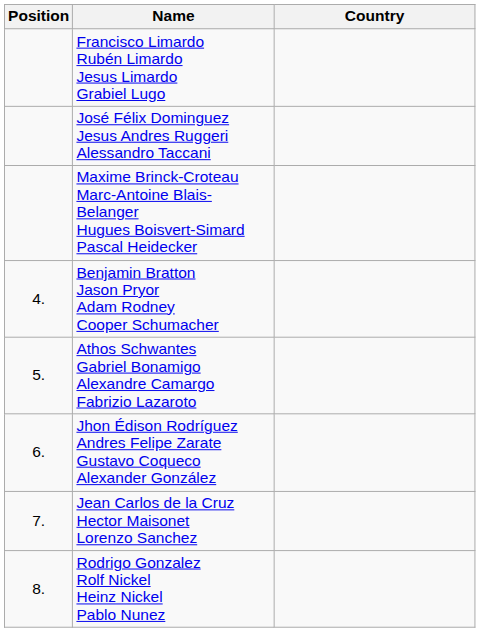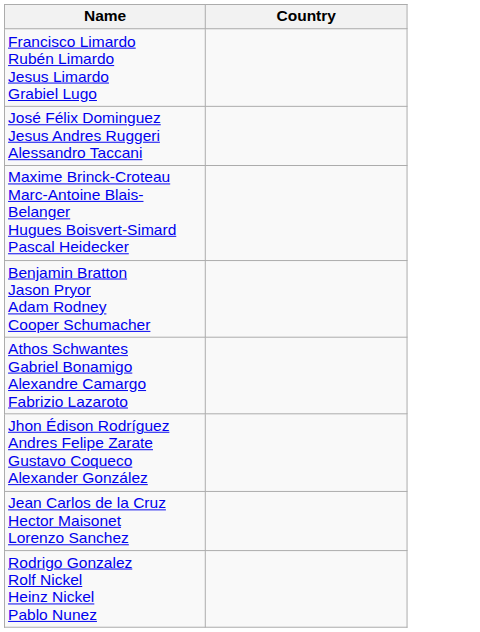- column: (39, 16)
